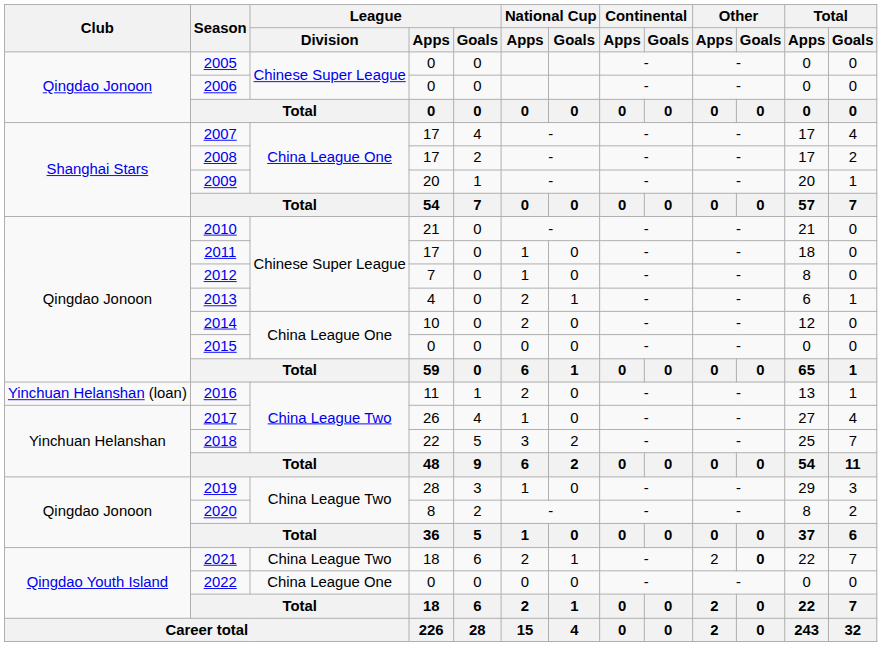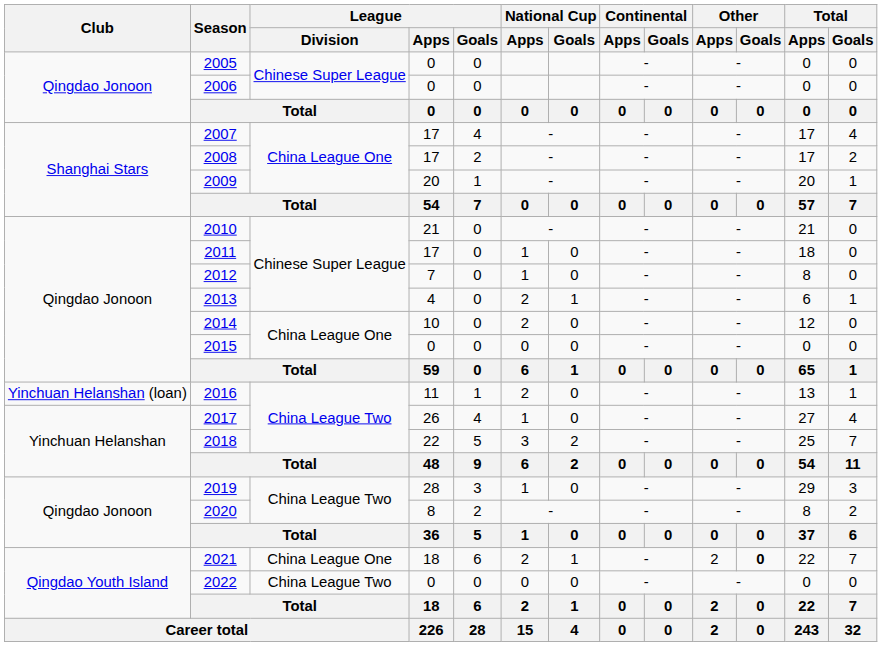(330, 559) China League Two -> (330, 559) China League One
(330, 582) China League One -> (330, 582) China League Two
